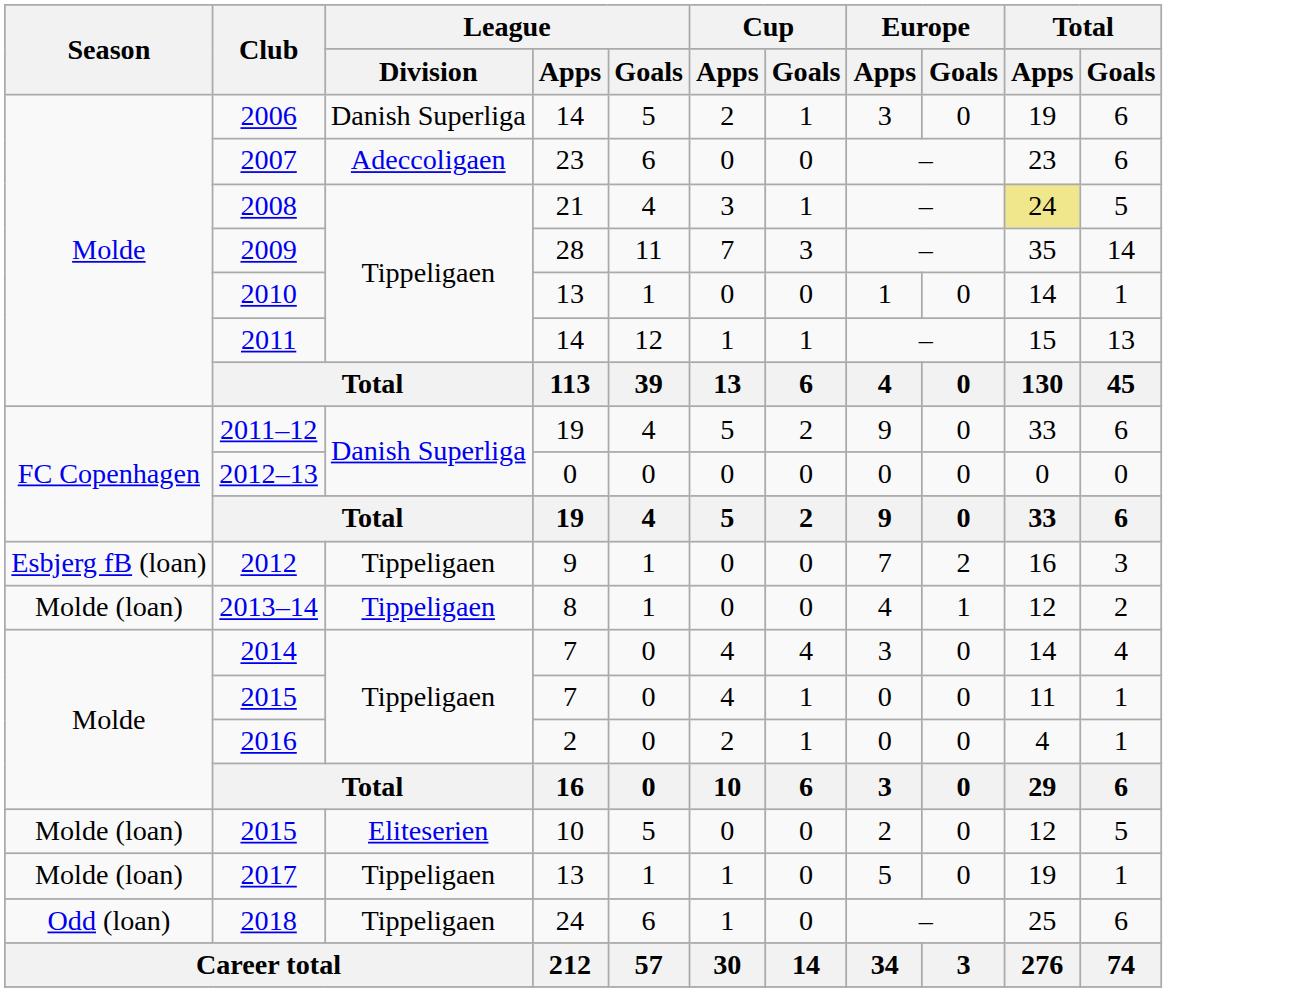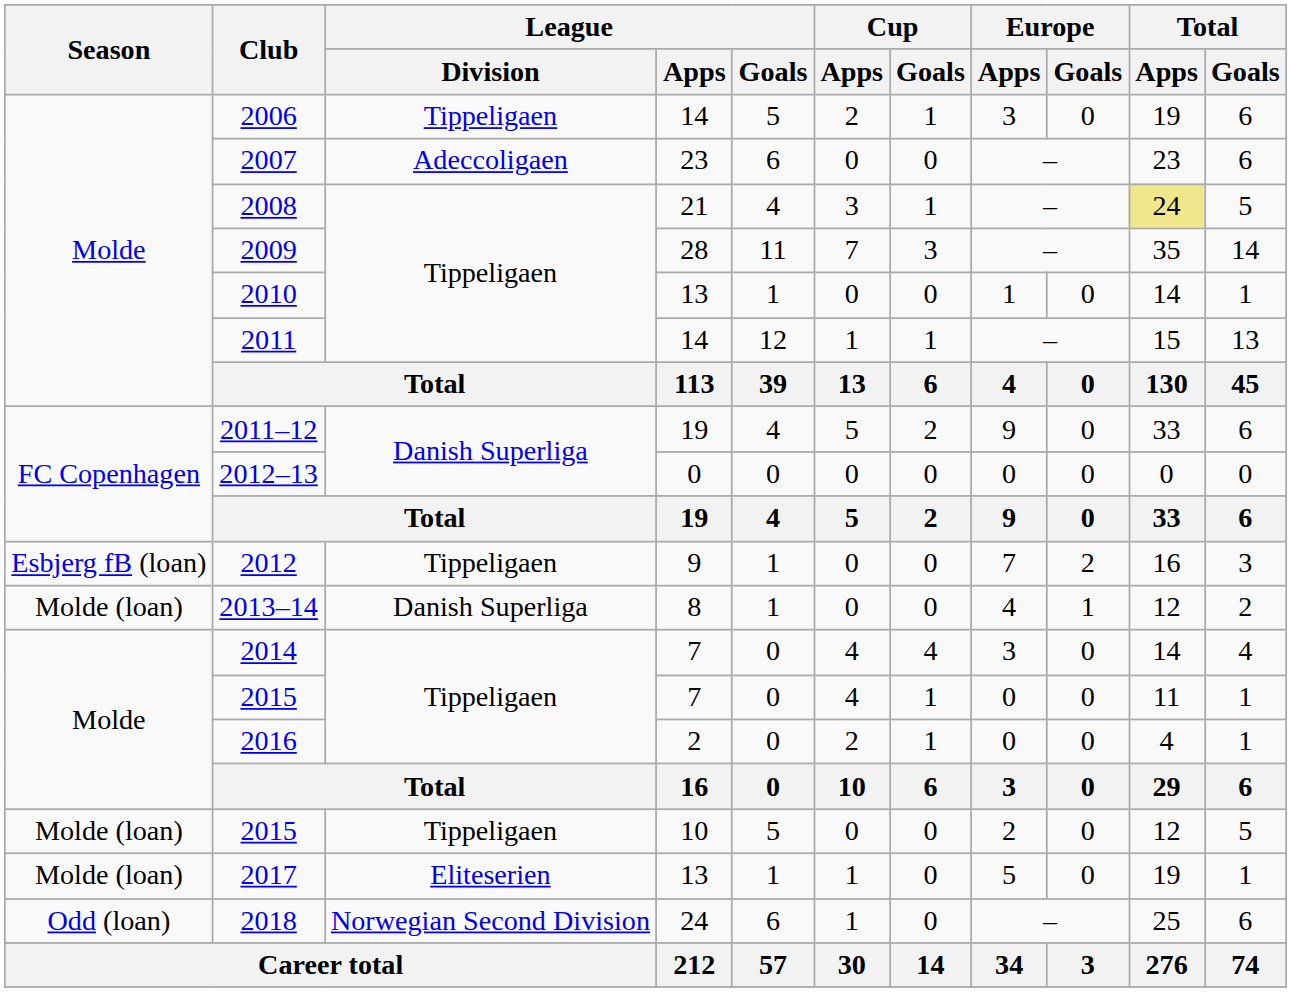(428, 116) Danish Superliga -> (490, 116) Tippeligaen
(428, 607) Tippeligaen -> (490, 607) Danish Superliga
(428, 830) Eliteserien -> (490, 830) Tippeligaen
(428, 875) Tippeligaen -> (490, 875) Eliteserien
(428, 920) Tippeligaen -> (490, 920) Norwegian Second Division
